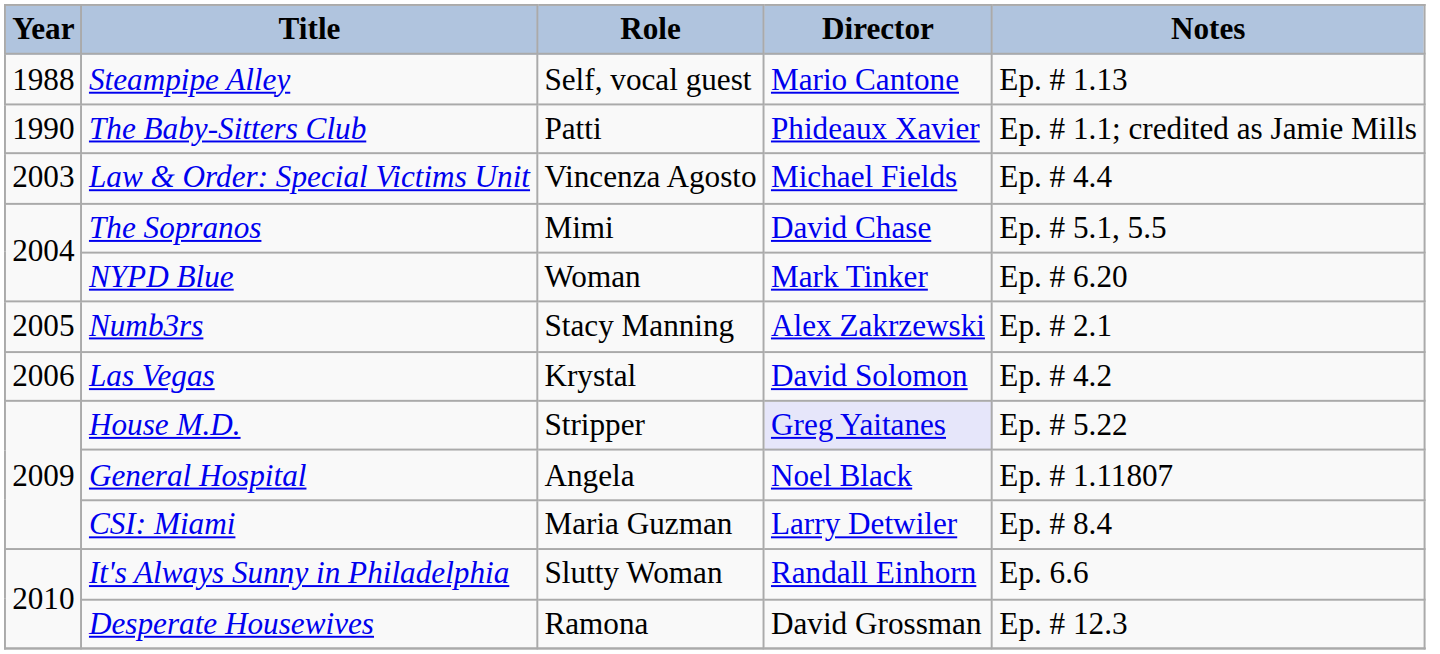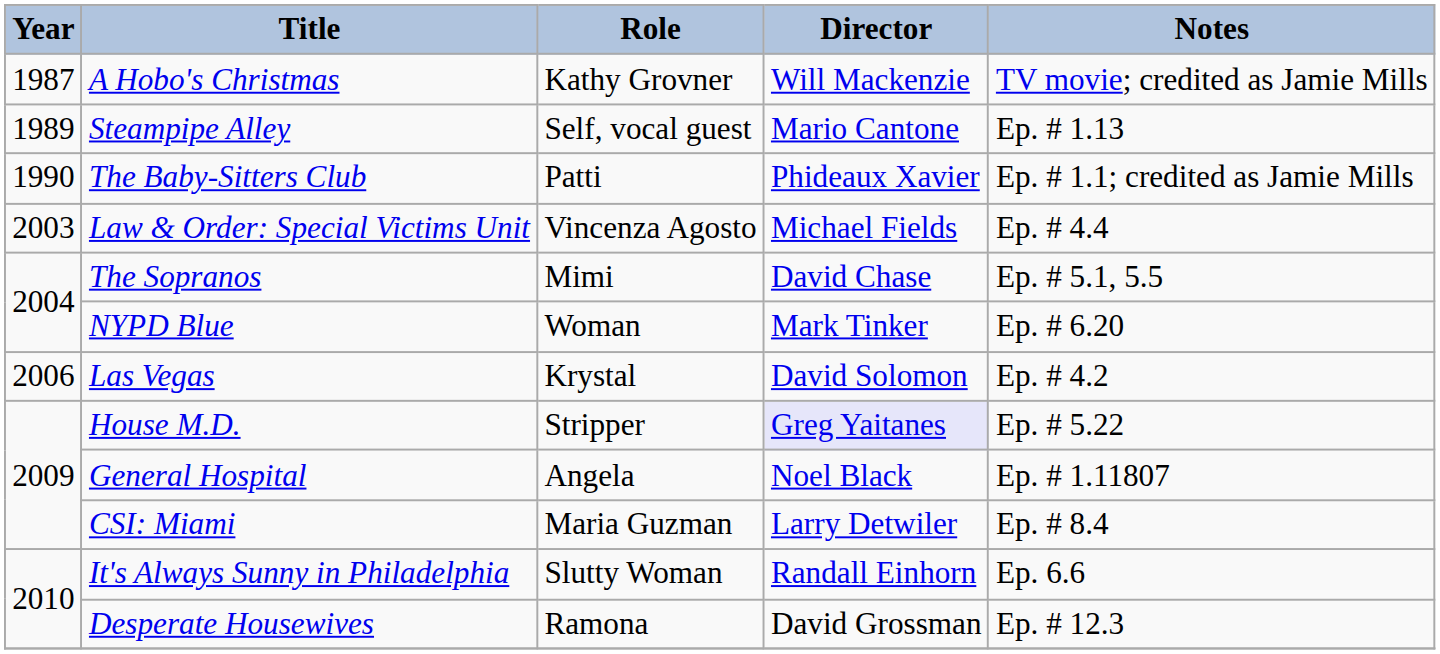+ row: (214, 78)
(43, 78) 1988 -> (43, 128) 1989
- row: (146, 326)
